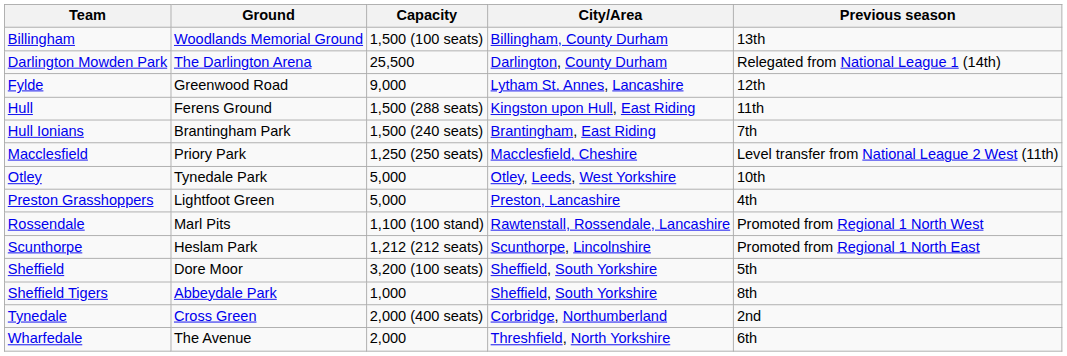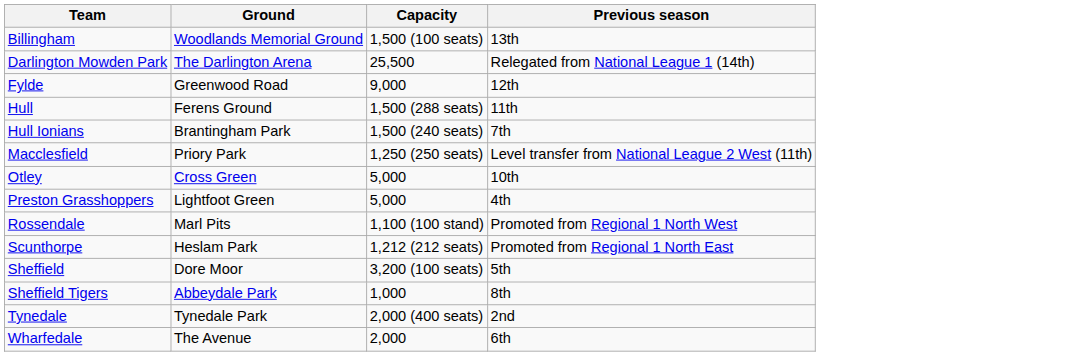- column: (610, 16)
(220, 177) Tynedale Park -> (215, 177) Cross Green
(215, 316) Cross Green -> (220, 316) Tynedale Park
